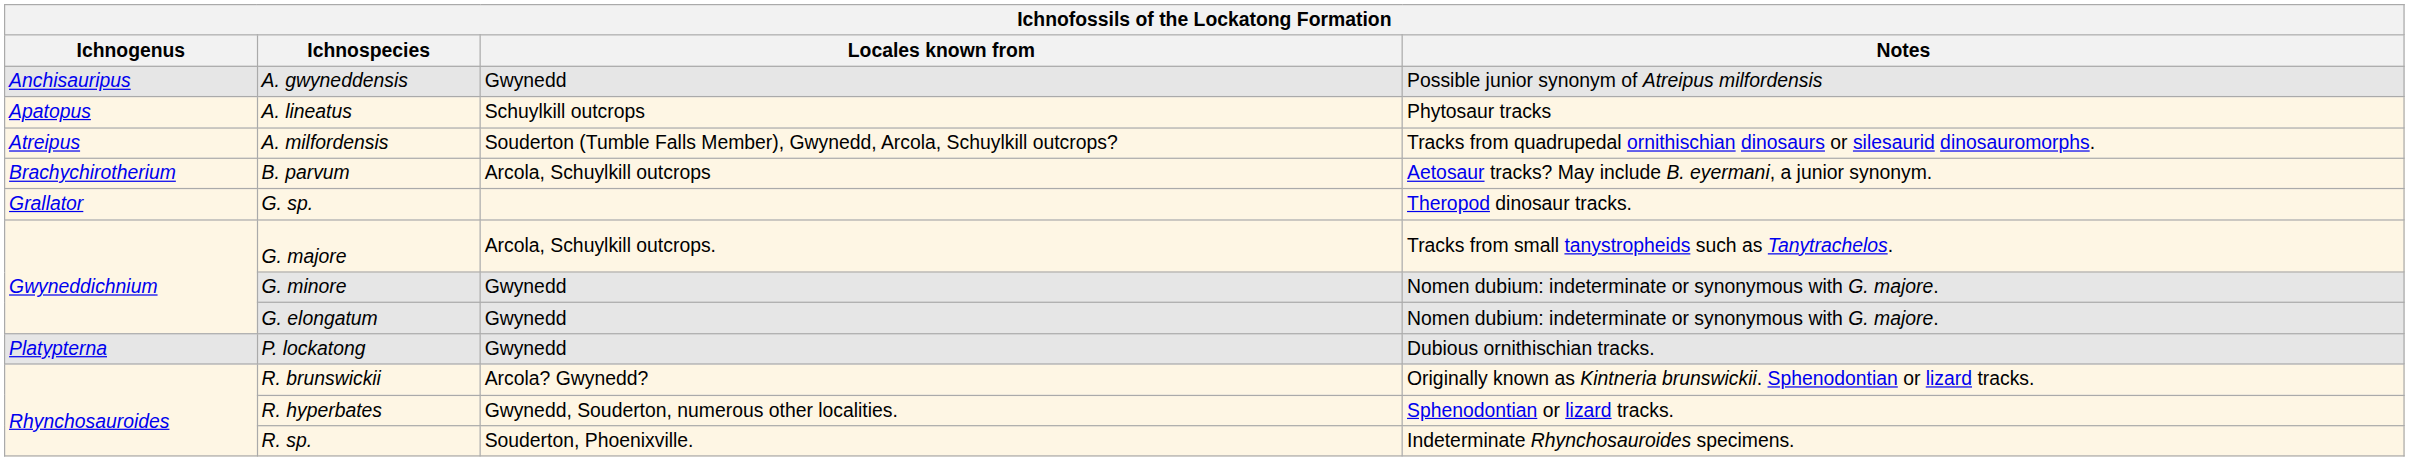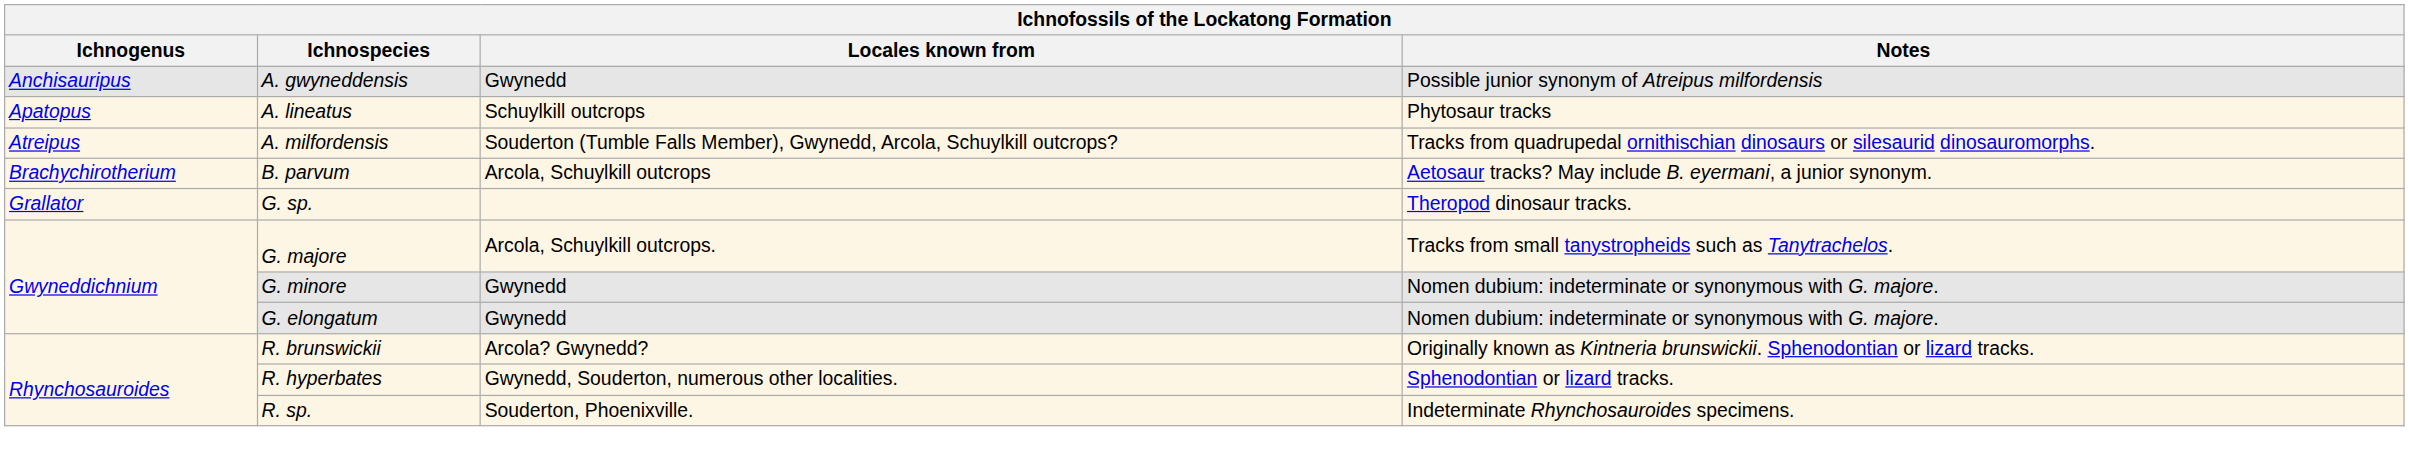- row: (314, 348)
